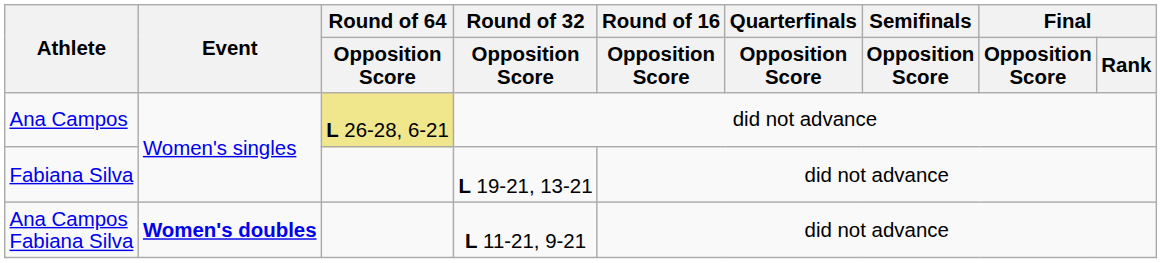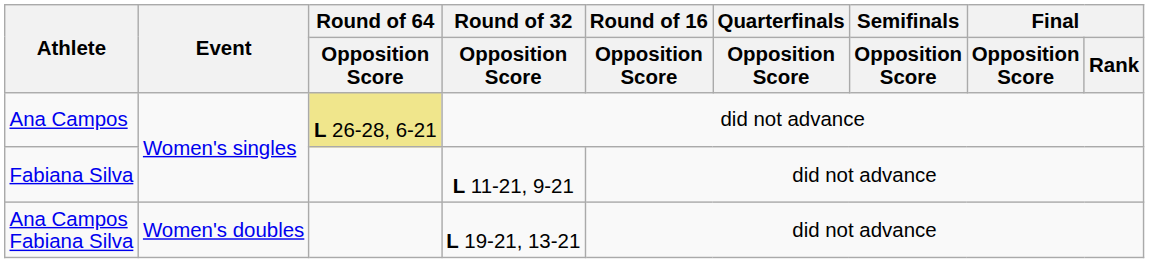(525, 186) L 19-21, 13-21 -> (513, 186) L 11-21, 9-21
(230, 230) bold -> (224, 230) normal
(525, 241) L 11-21, 9-21 -> (513, 241) L 19-21, 13-21
